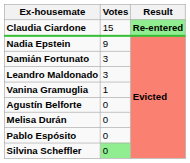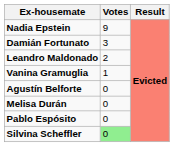- row: (46, 28)
(105, 75) 3 -> (105, 58) 2
